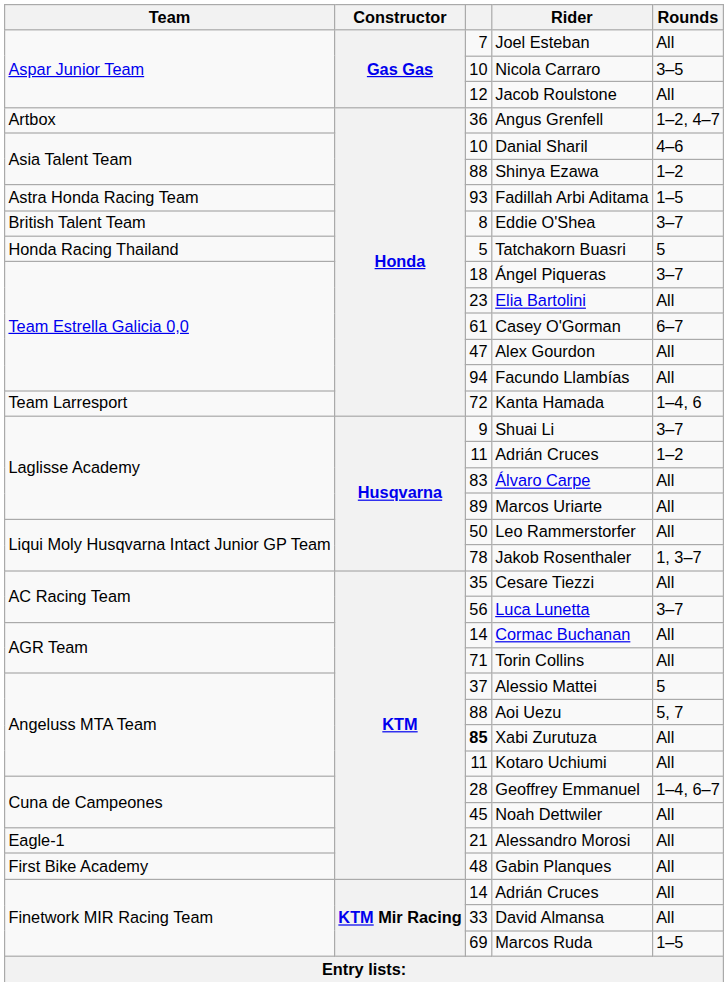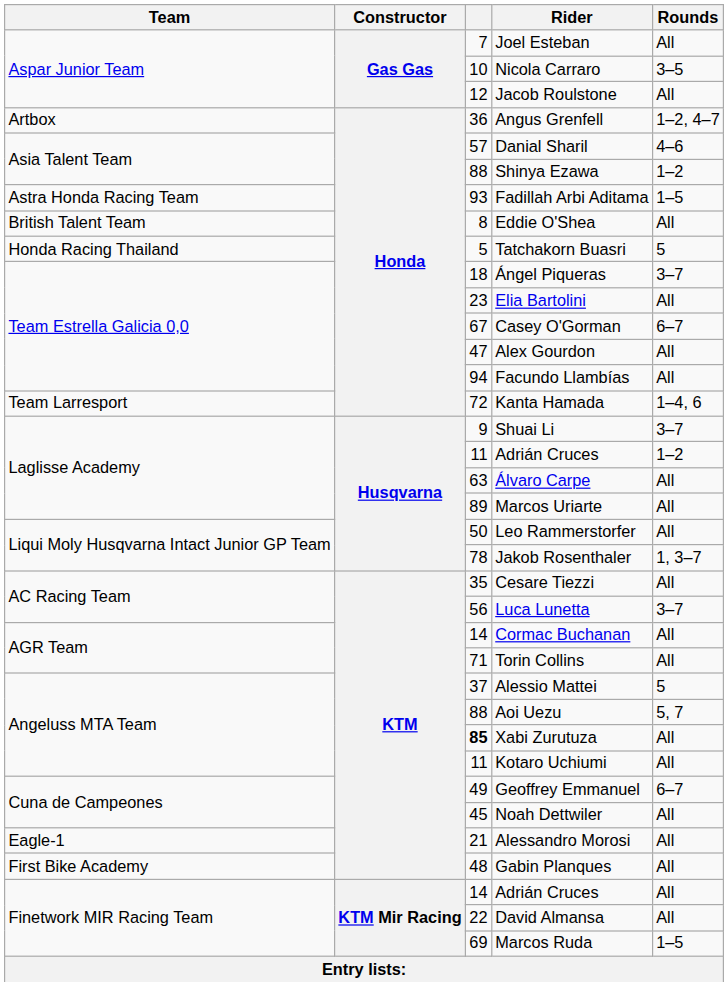(478, 146) 10 -> (478, 146) 57
(670, 223) 3–7 -> (665, 223) All
(478, 326) 61 -> (478, 326) 67
(478, 480) 83 -> (478, 480) 63
(478, 789) 28 -> (478, 789) 49
(688, 789) 1–4, 6–7 -> (670, 789) 6–7
(478, 917) 33 -> (478, 917) 22
